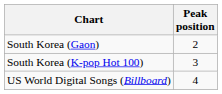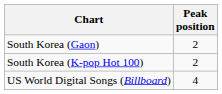(195, 62) 3 -> (195, 62) 2
